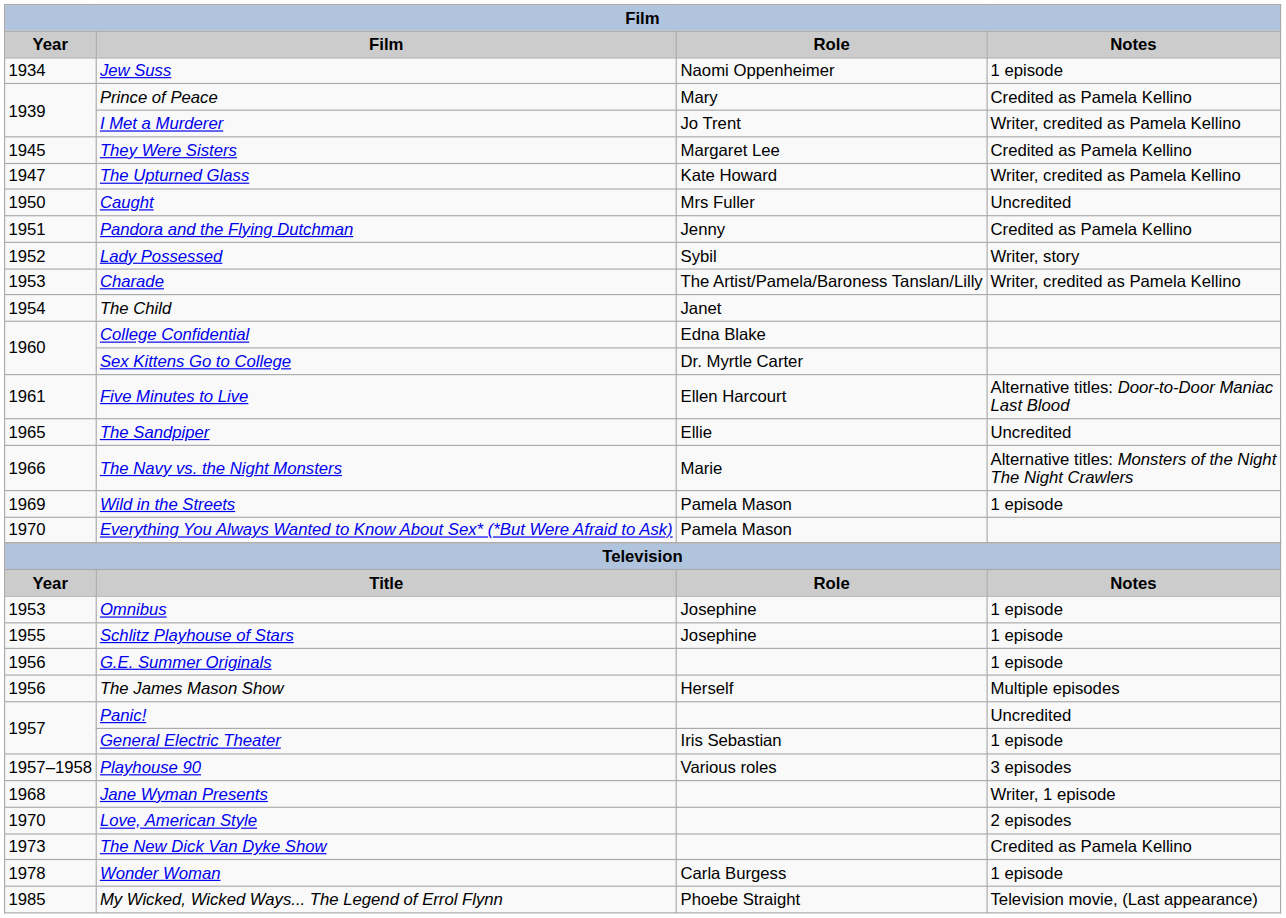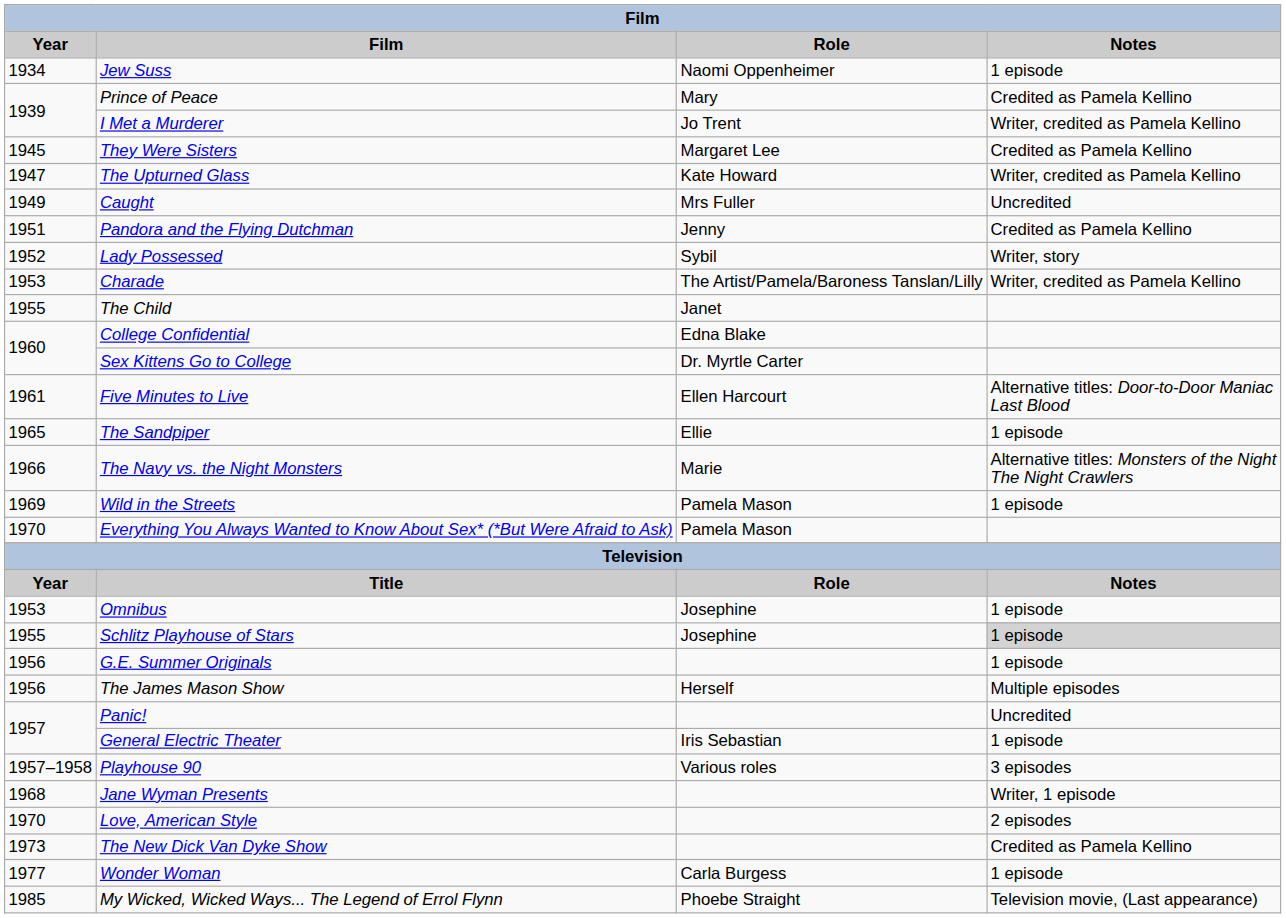(27, 203) 1950 -> (27, 203) 1949
(27, 308) 1954 -> (27, 308) 1955
(1031, 433) Uncredited -> (1027, 433) 1 episode
(1027, 636) no background -> (1027, 636) lightgrey background
(27, 873) 1978 -> (27, 873) 1977
